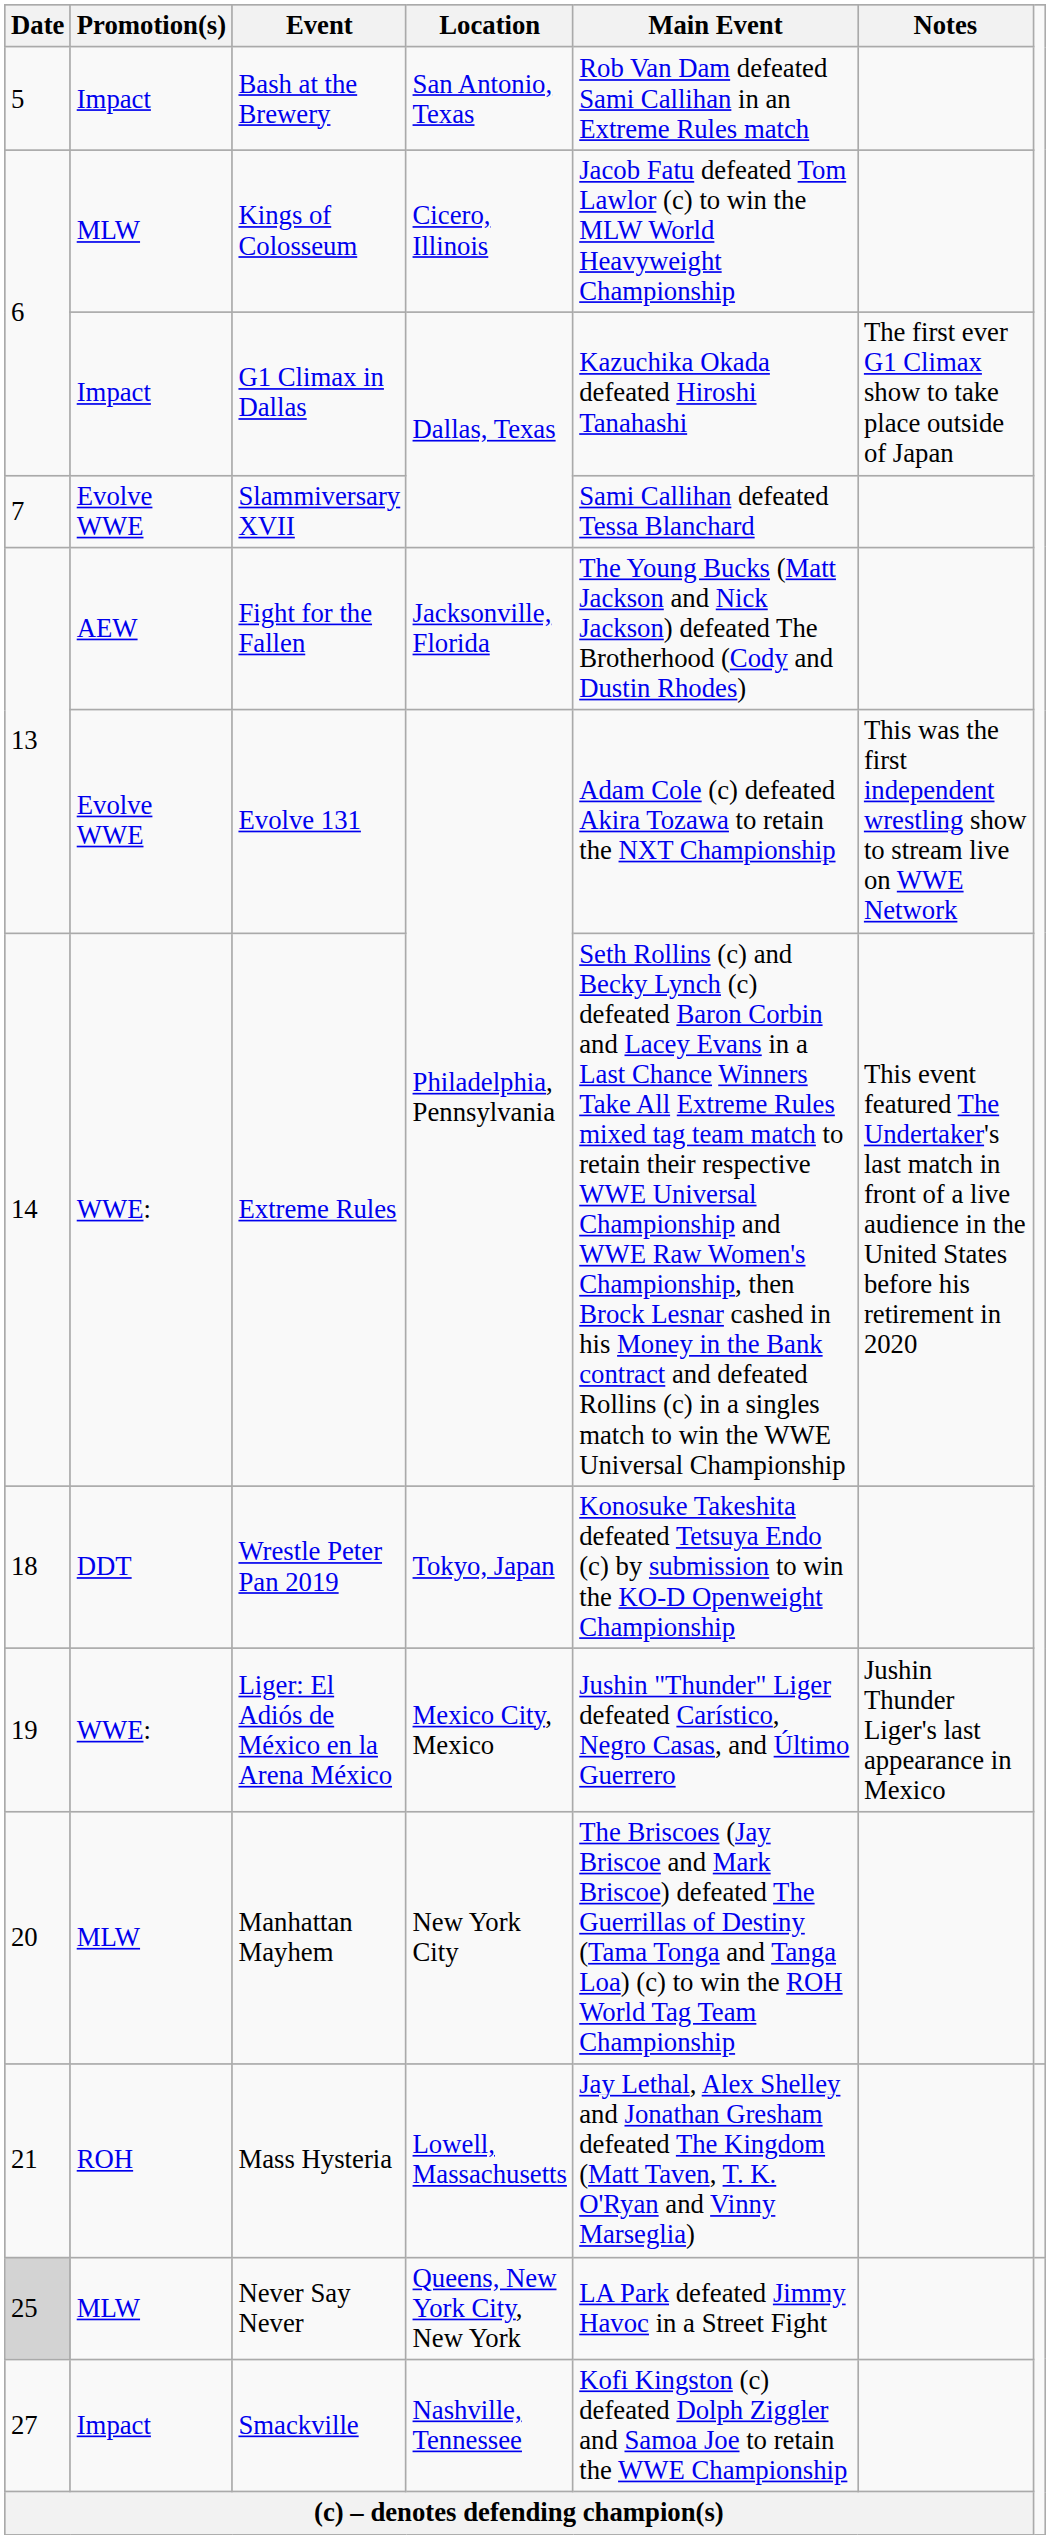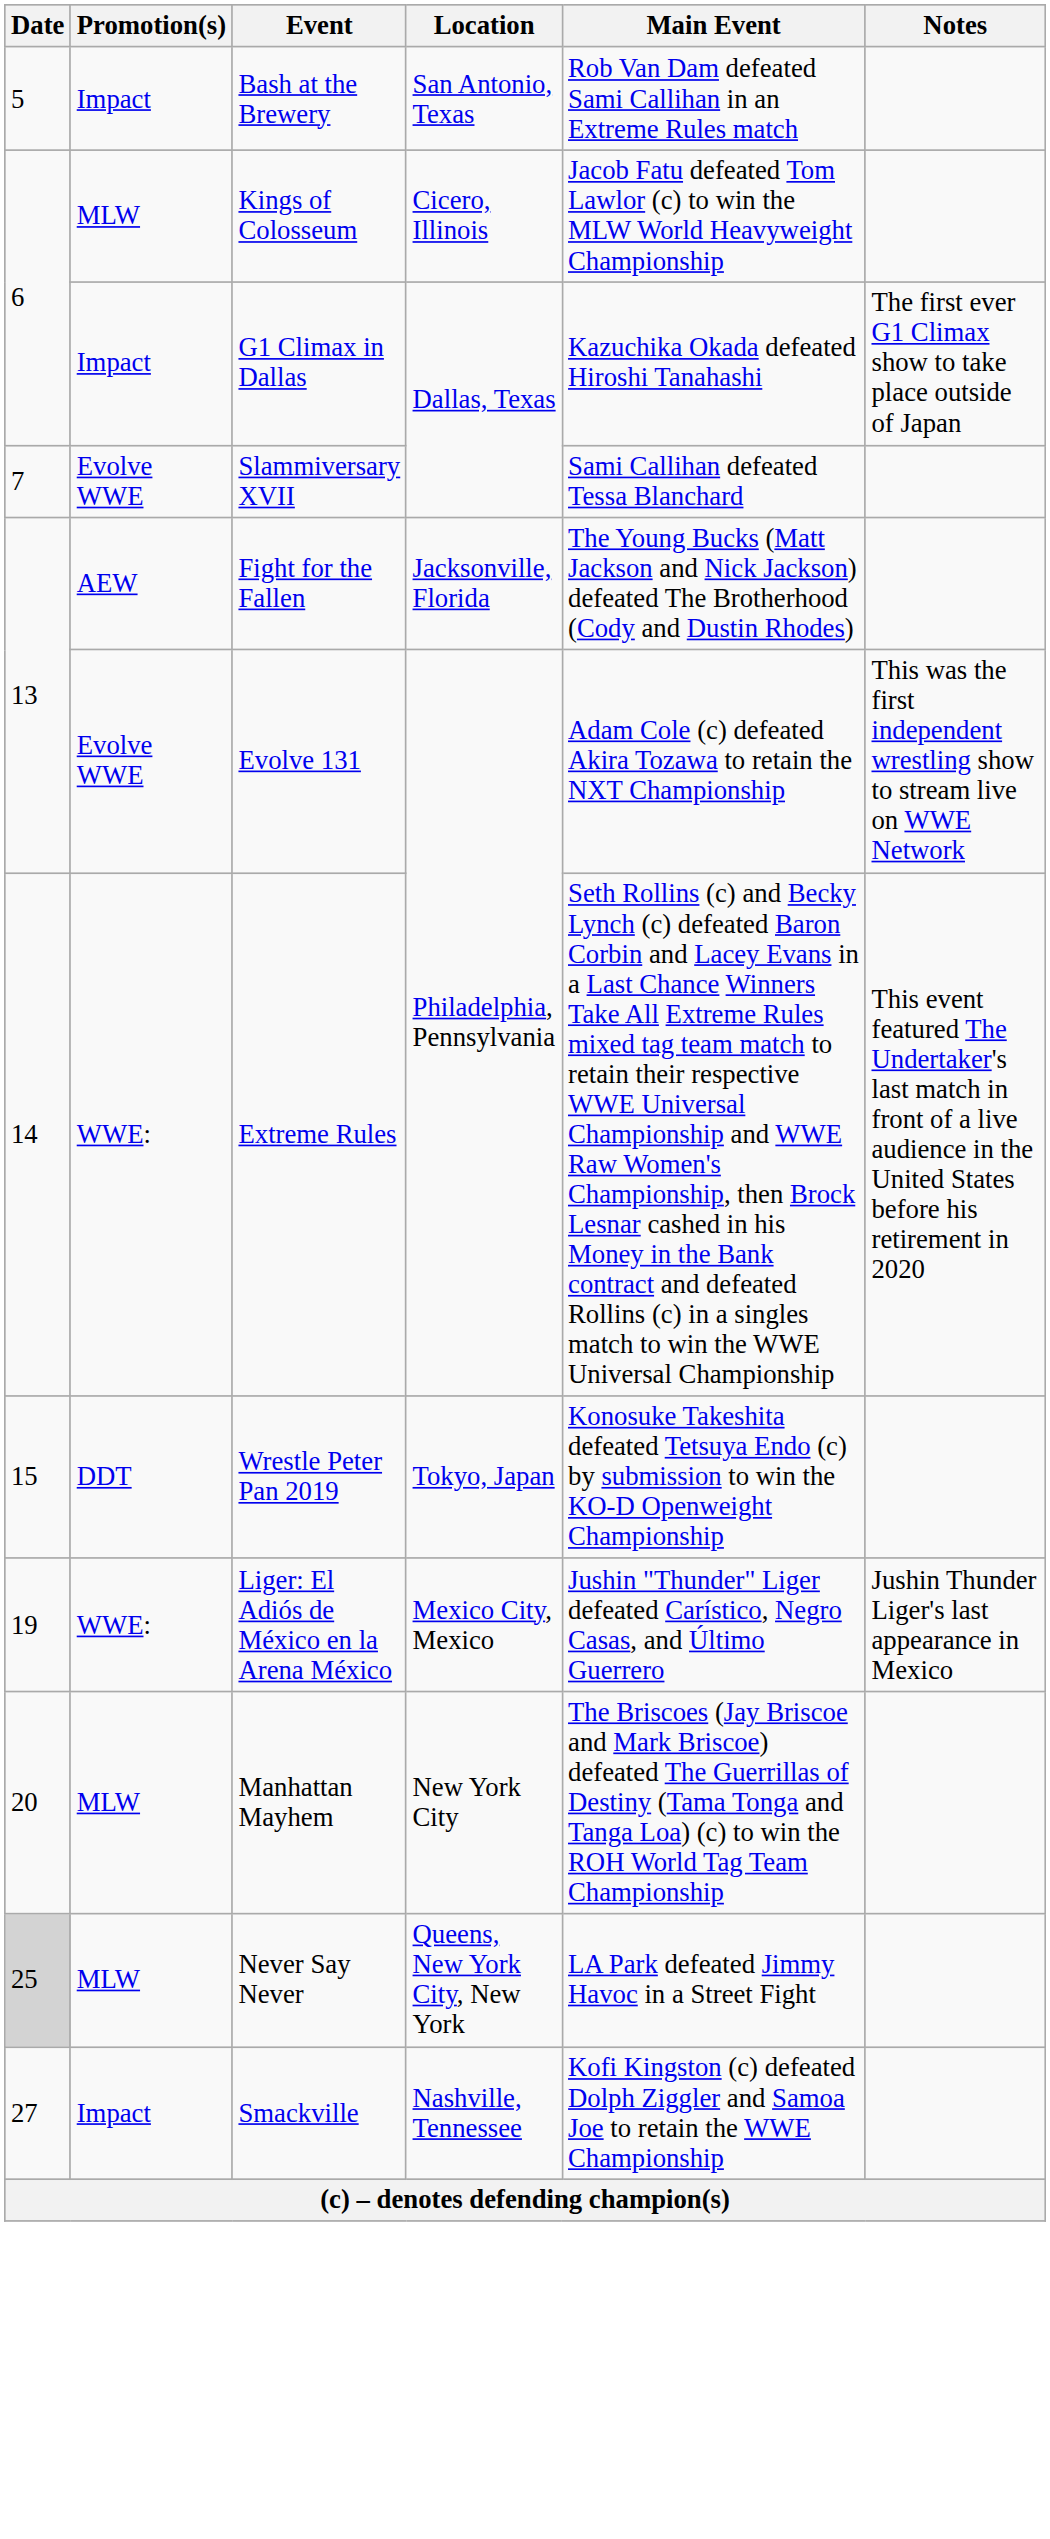(24, 1567) 18 -> (24, 1476) 15
- row: (315, 2160)
